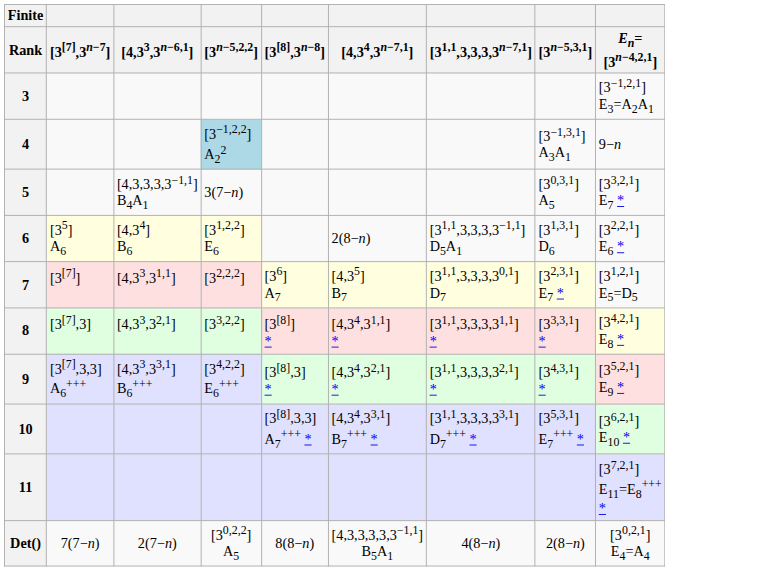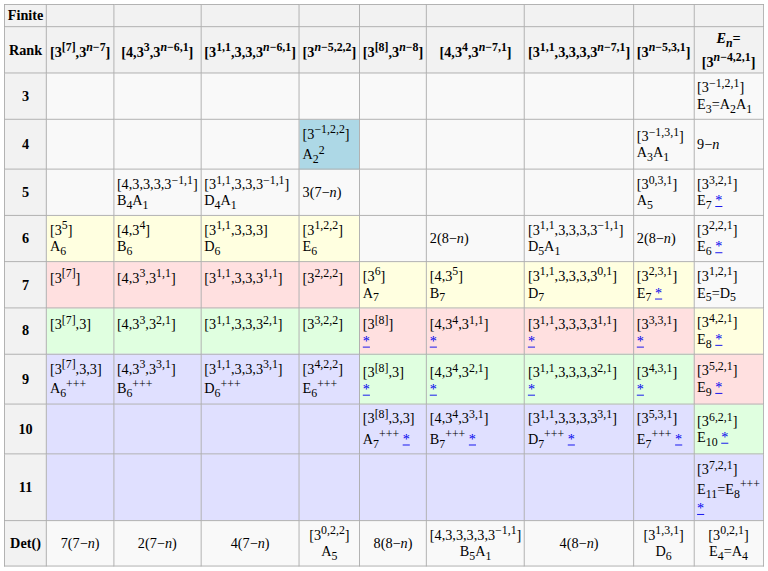+ column: (250, 50)
(559, 238) [31,3,1] D6 -> (656, 238) 2(8−n)
(565, 543) 2(8−n) -> (664, 543) [31,3,1] D6
